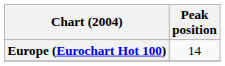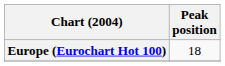(195, 50) 14 -> (195, 50) 18
